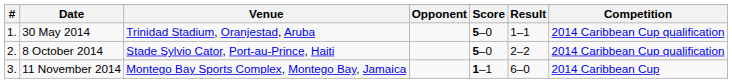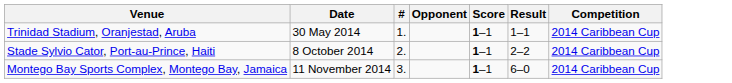columns swapped: (12, 14) <-> (266, 14)
(482, 32) 5–0 -> (482, 32) 1–1
(638, 32) 2014 Caribbean Cup qualification -> (606, 32) 2014 Caribbean Cup
(482, 51) 5–0 -> (482, 51) 1–1
(638, 51) 2014 Caribbean Cup qualification -> (606, 51) 2014 Caribbean Cup
